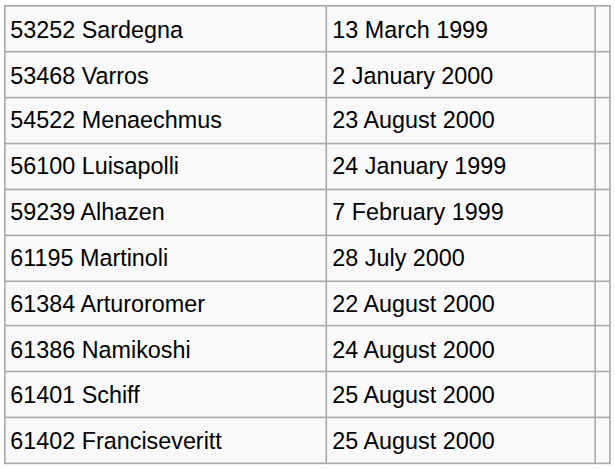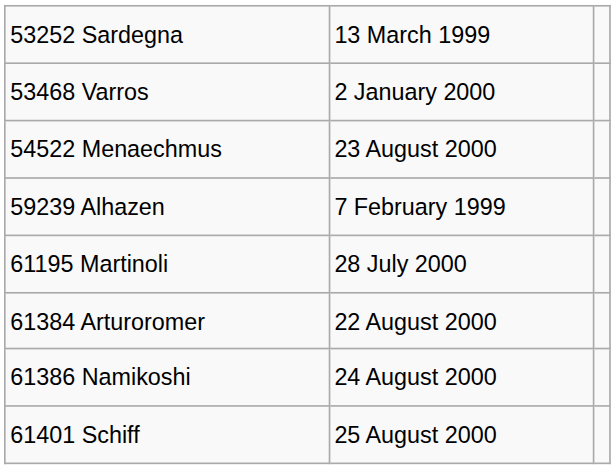- row: (95, 166)
- row: (116, 441)
